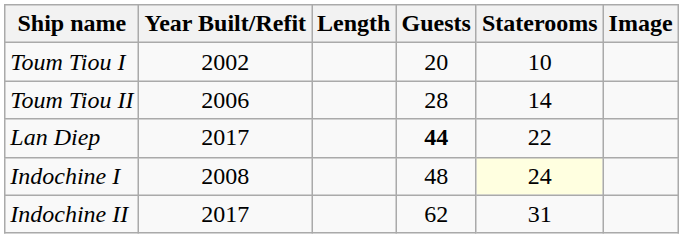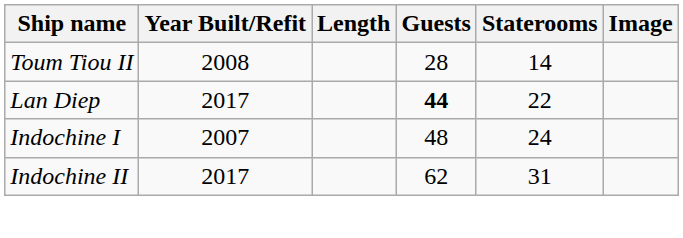- row: (68, 61)
(225, 99) 2006 -> (225, 61) 2008
(225, 175) 2008 -> (225, 137) 2007
(540, 175) lightyellow background -> (540, 137) no background
